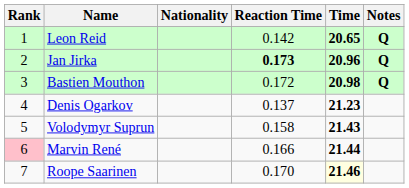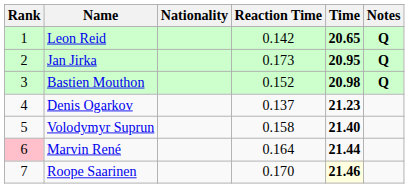(278, 60) bold -> (278, 60) normal
(344, 60) 20.96 -> (344, 60) 20.95
(278, 82) 0.172 -> (278, 82) 0.152
(344, 127) 21.43 -> (344, 127) 21.40
(278, 149) 0.166 -> (278, 149) 0.164
